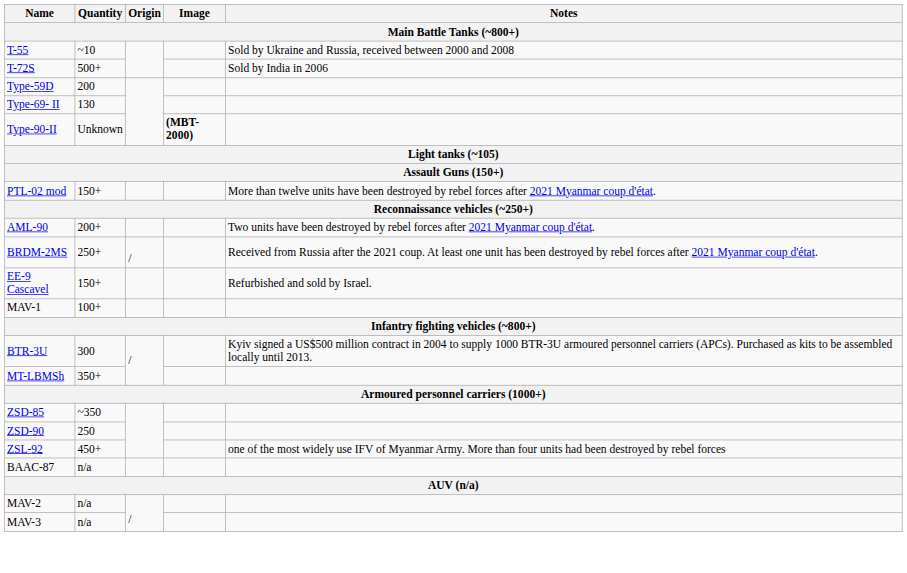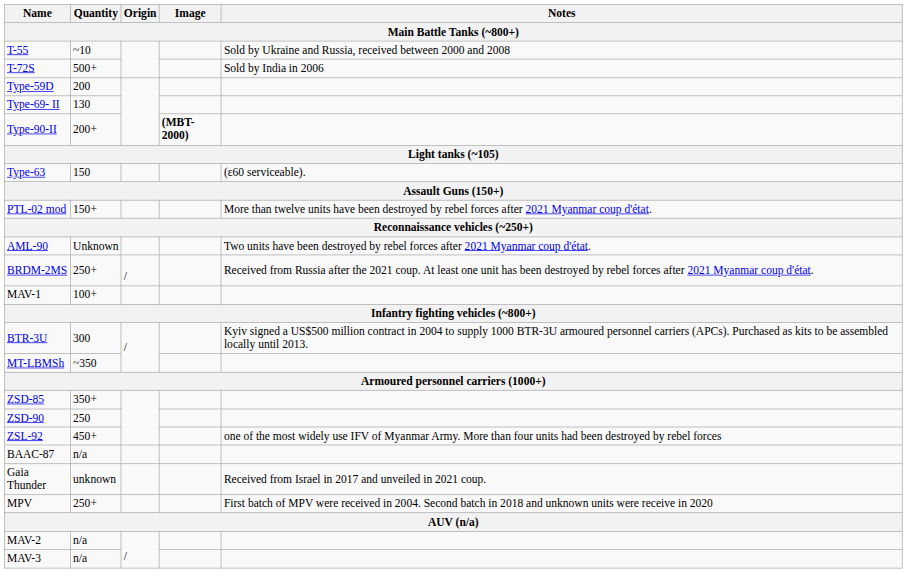(100, 129) Unknown -> (85, 129) 200+
+ row: (26, 172)
(89, 227) 200+ -> (96, 245) Unknown
- row: (28, 283)
(89, 376) 350+ -> (85, 363) ~350
(89, 412) ~350 -> (85, 399) 350+
+ row: (27, 479)
+ row: (20, 503)
